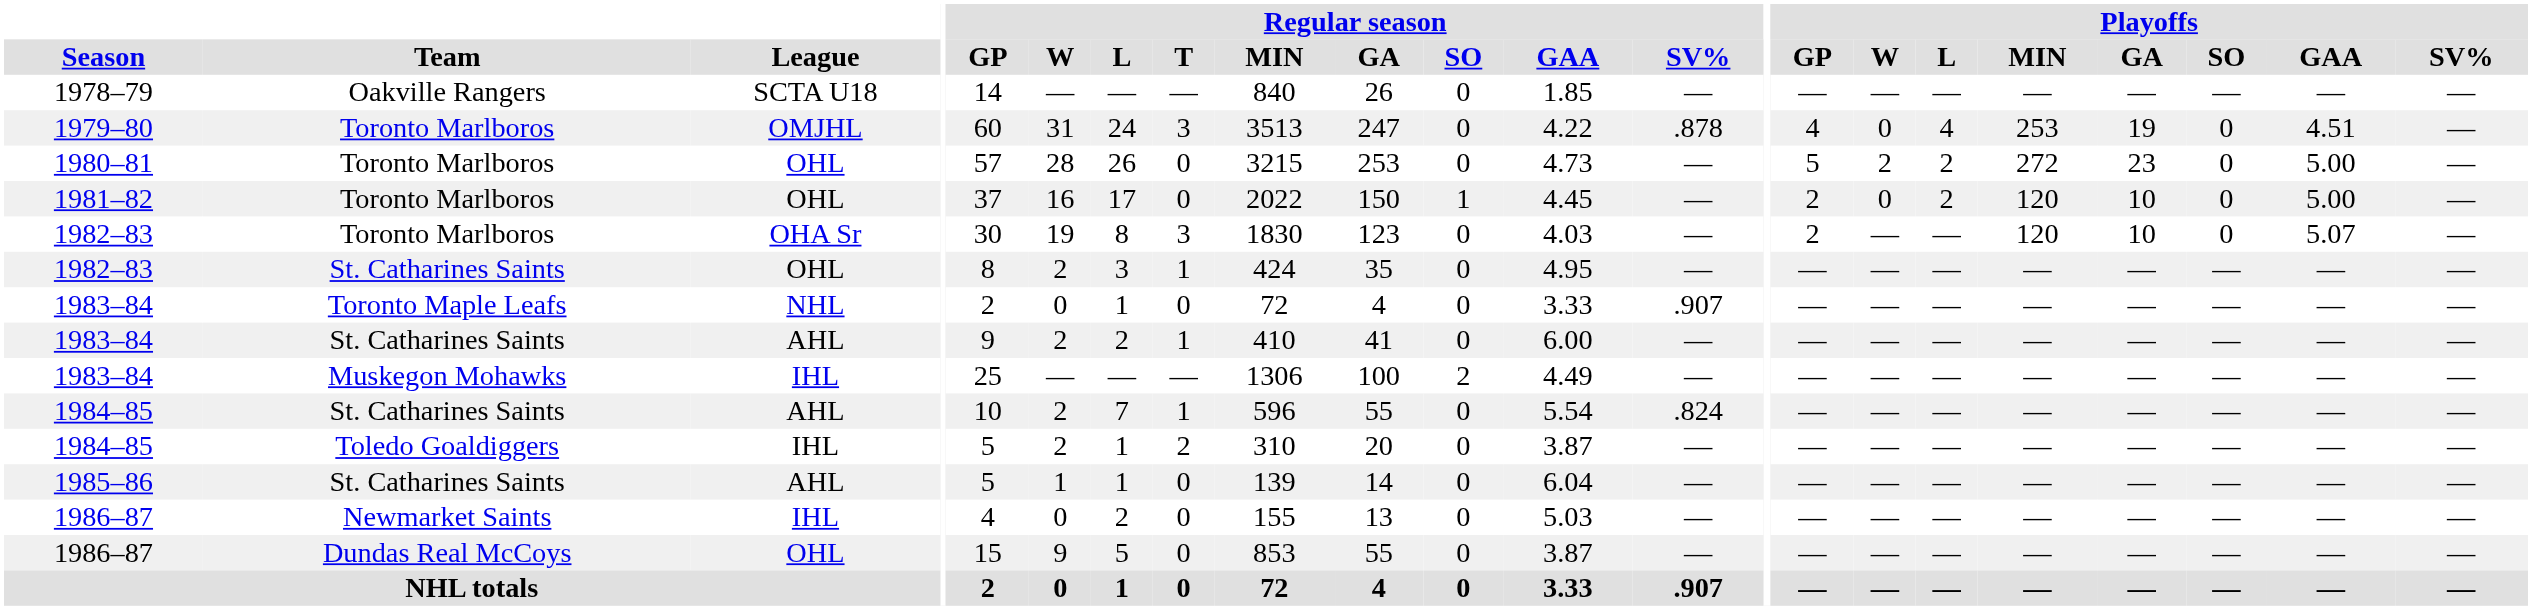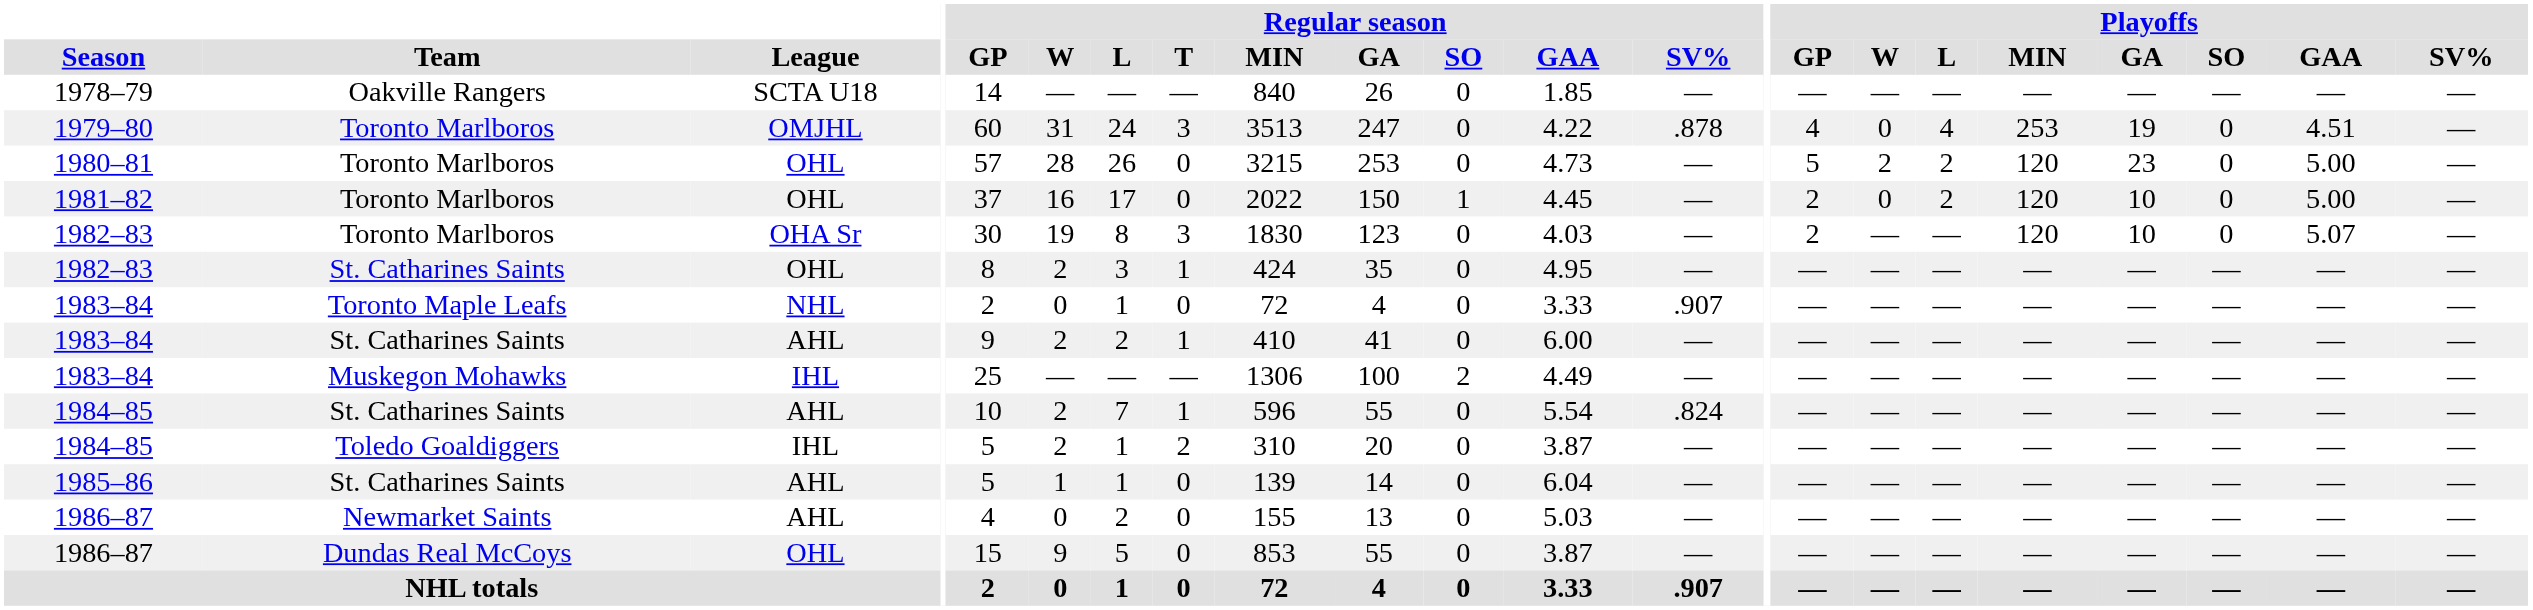(2037, 162) 272 -> (2037, 162) 120
(815, 516) IHL -> (815, 516) AHL
